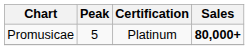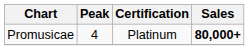(95, 34) 5 -> (95, 34) 4
